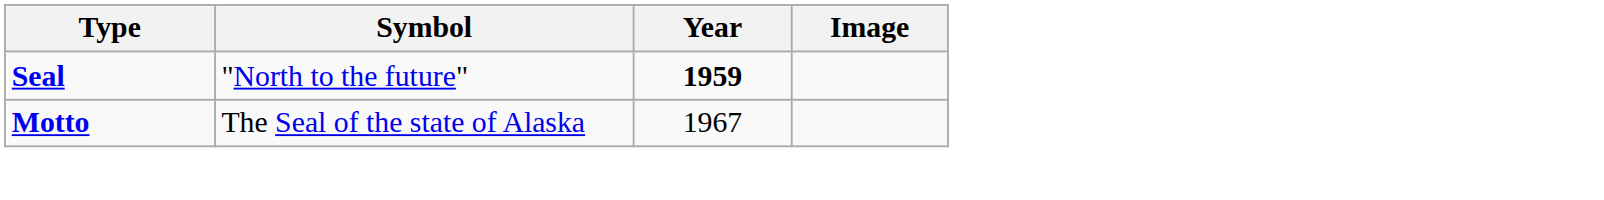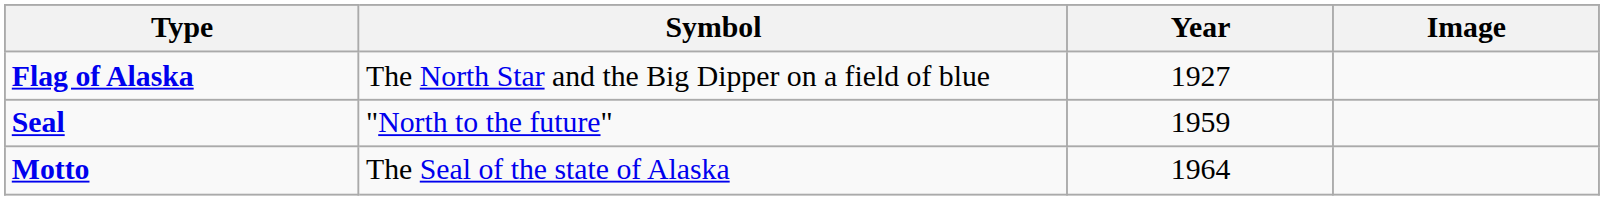+ row: (103, 75)
(712, 75) bold -> (1201, 122) normal
(712, 122) 1967 -> (1201, 169) 1964
